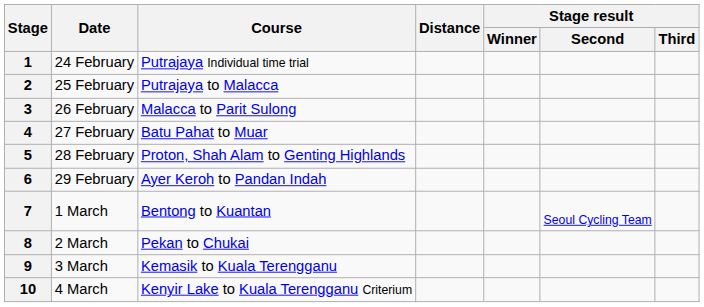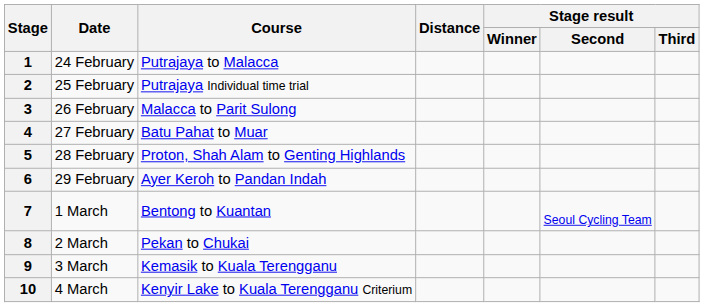(225, 62) Putrajaya Individual time trial -> (210, 62) Putrajaya to Malacca
(210, 86) Putrajaya to Malacca -> (225, 86) Putrajaya Individual time trial
